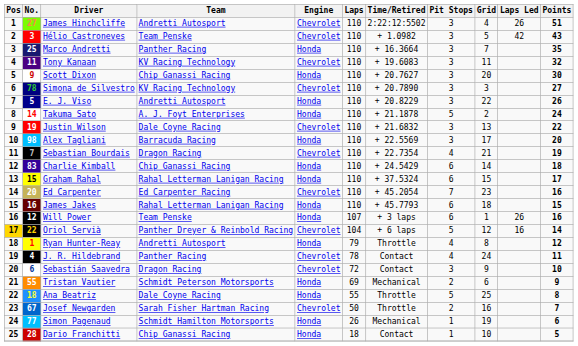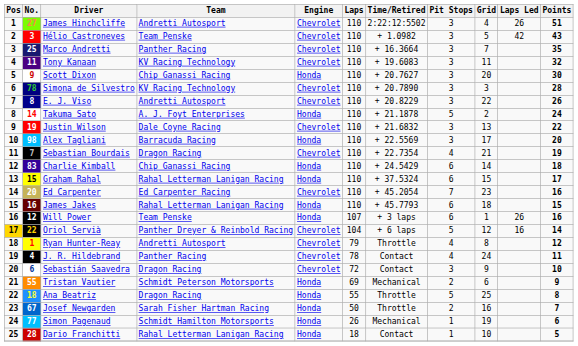(309, 50) Honda -> (319, 50) Chevrolet
(557, 89) 27 -> (557, 89) 28
(32, 102) 5 -> (32, 102) 8
(309, 102) Honda -> (319, 102) Chevrolet
(309, 244) Honda -> (319, 244) Chevrolet
(180, 296) Dale Coyne Racing -> (170, 296) Dragon Racing
(319, 309) Chevrolet -> (309, 309) Honda
(184, 335) Chip Ganassi Racing -> (211, 335) Rahal Letterman Lanigan Racing
